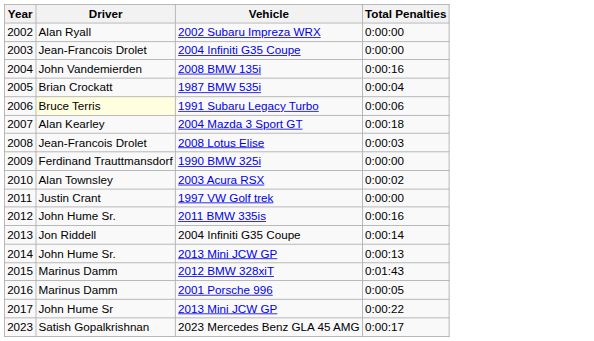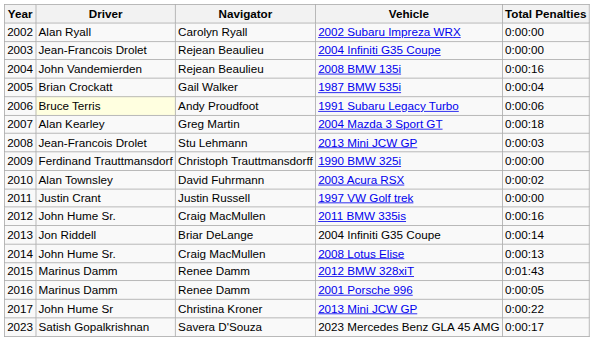+ column: (245, 14)
(221, 143) 2008 Lotus Elise -> (368, 143) 2013 Mini JCW GP
(228, 254) 2013 Mini JCW GP -> (361, 254) 2008 Lotus Elise
